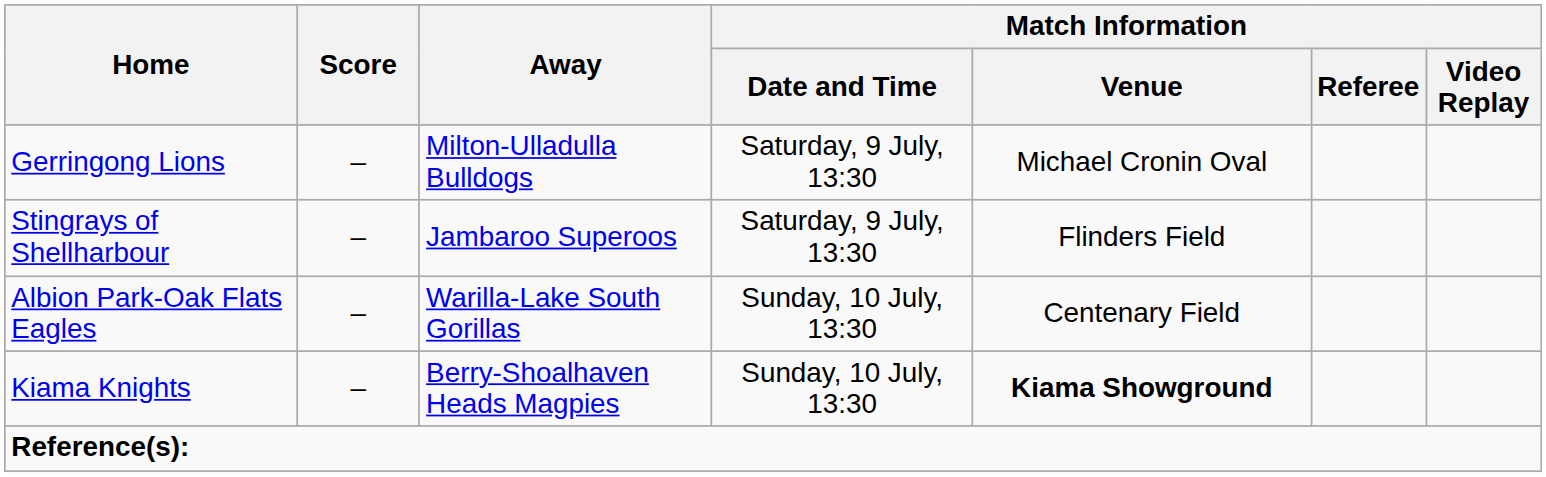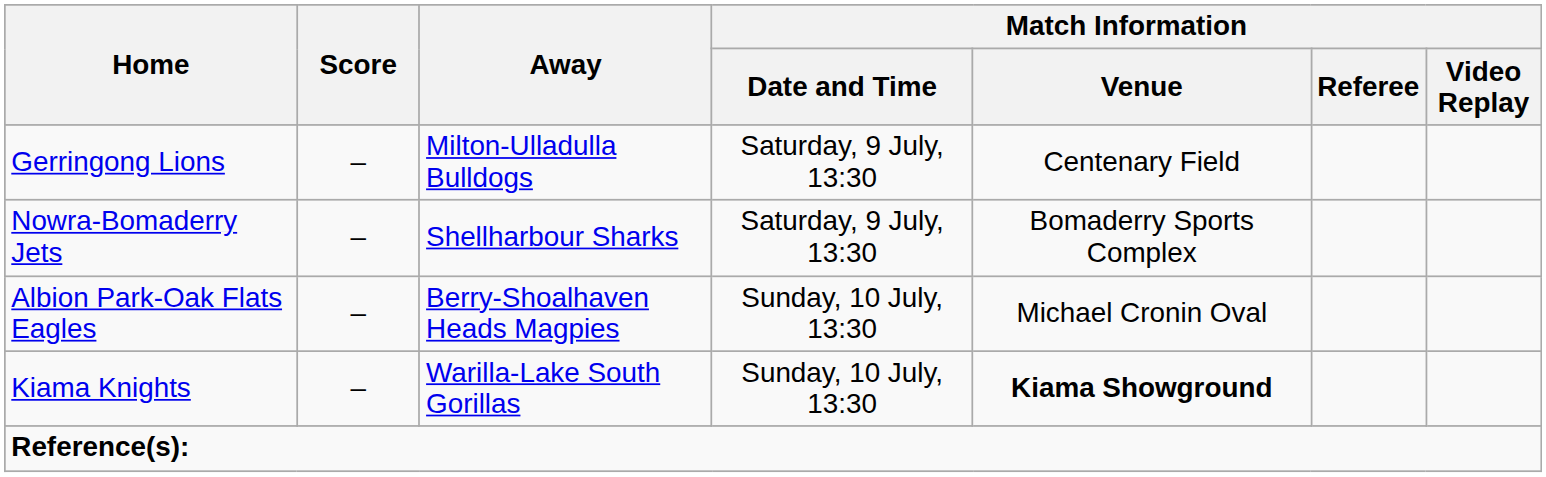(1142, 161) Michael Cronin Oval -> (1142, 161) Centenary Field
+ row: (124, 237)
- row: (90, 237)
(543, 312) Warilla-Lake South Gorillas -> (538, 312) Berry-Shoalhaven Heads Magpies
(1142, 312) Centenary Field -> (1142, 312) Michael Cronin Oval
(538, 388) Berry-Shoalhaven Heads Magpies -> (543, 388) Warilla-Lake South Gorillas
